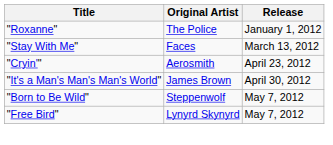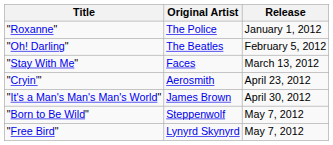+ row: (38, 47)
